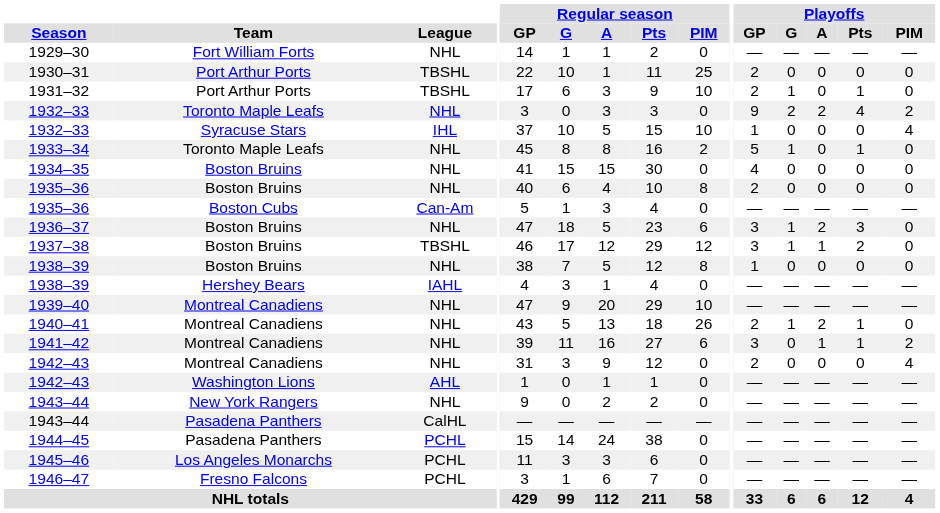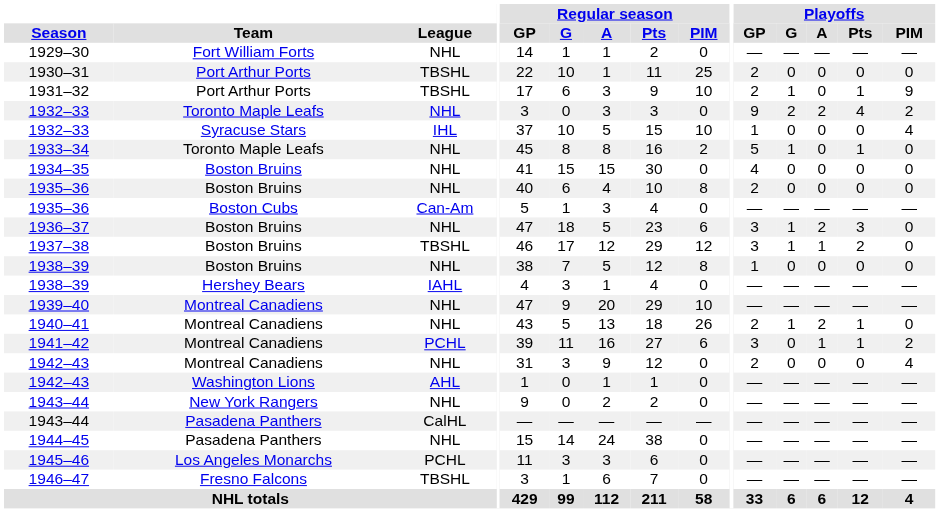(909, 91) 0 -> (909, 91) 9
(445, 343) NHL -> (445, 343) PCHL
(445, 440) PCHL -> (445, 440) NHL
(445, 479) PCHL -> (445, 479) TBSHL
